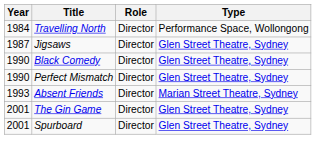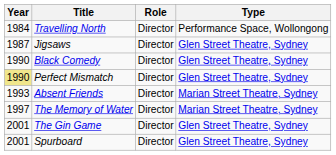(18, 77) no background -> (18, 77) khaki background
+ row: (84, 110)
